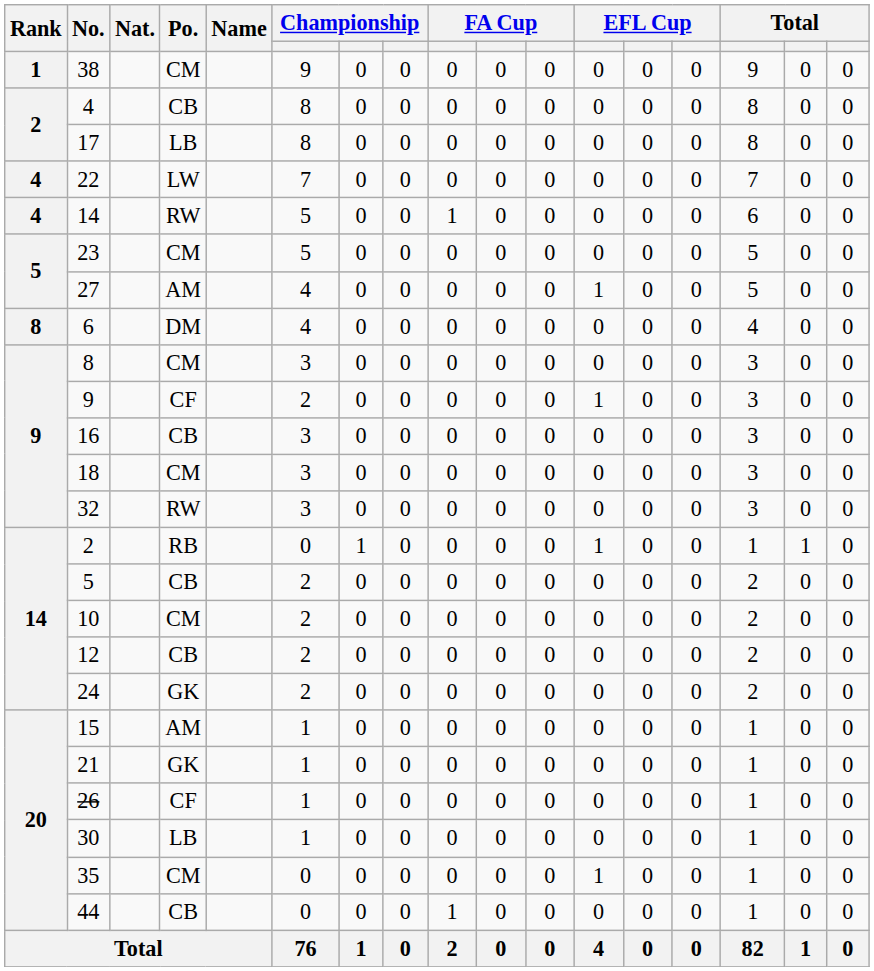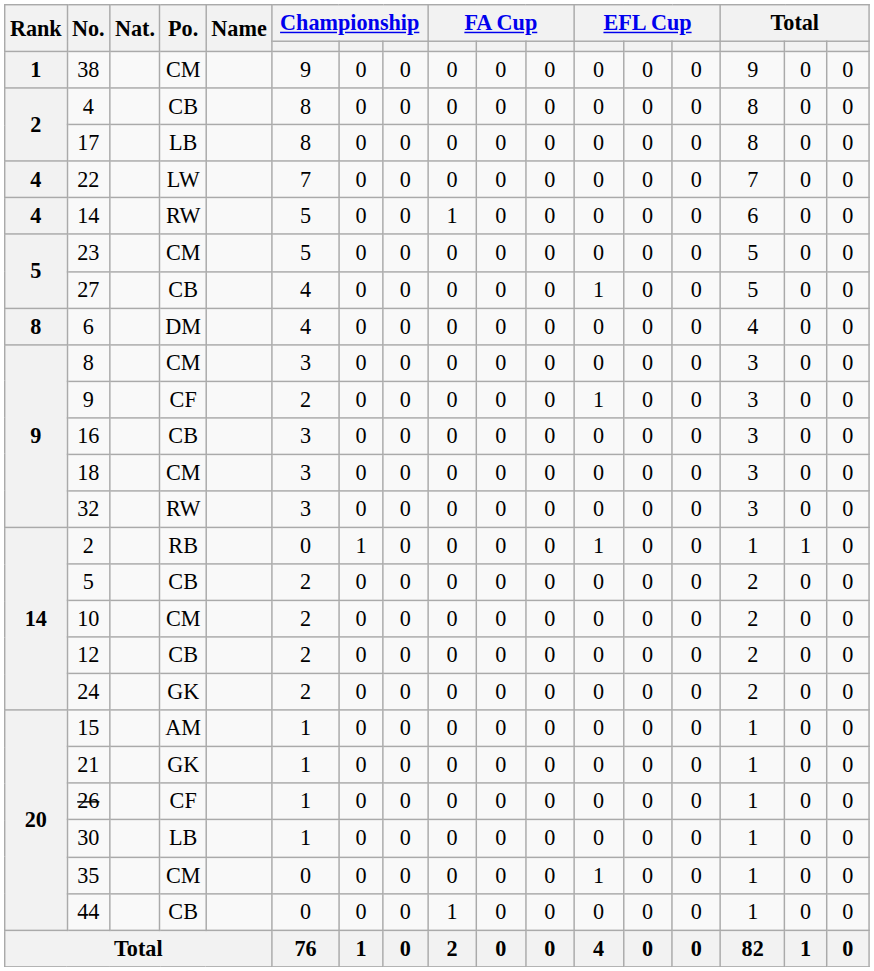(183, 289) AM -> (183, 289) CB
